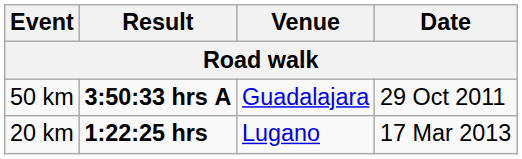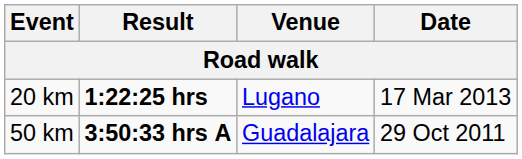rows swapped: (42, 134) <-> (42, 97)
